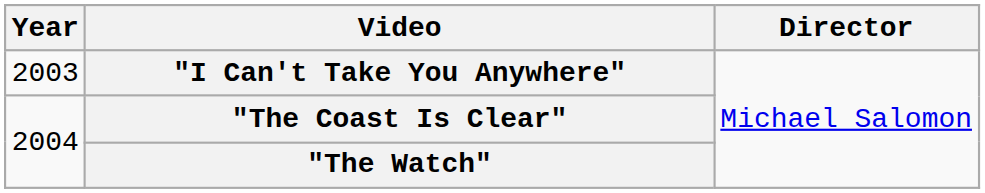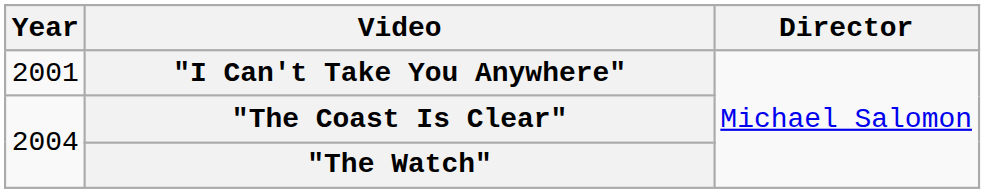(45, 73) 2003 -> (45, 73) 2001
